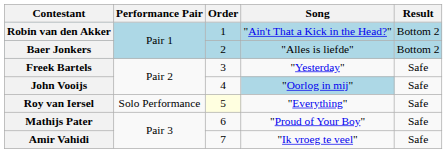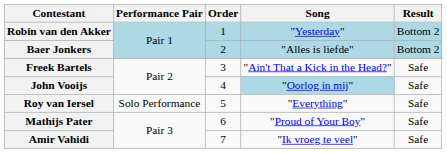(318, 31) "Ain't That a Kick in the Head?" -> (318, 31) "Yesterday"
(318, 67) "Yesterday" -> (318, 67) "Ain't That a Kick in the Head?"
(223, 103) lightyellow background -> (223, 103) no background
